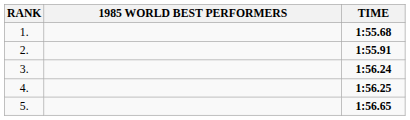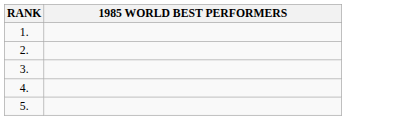- column: (373, 13)
